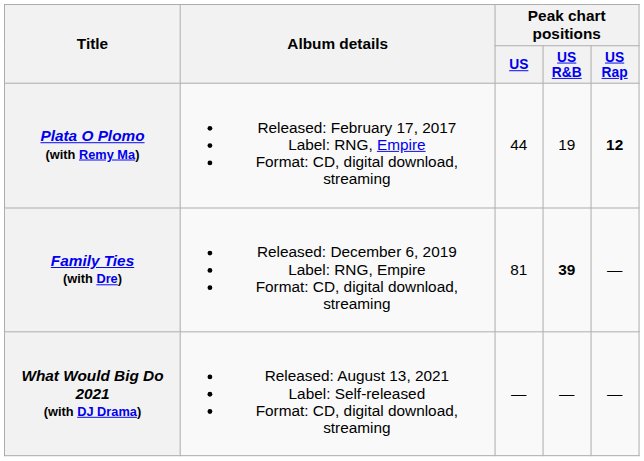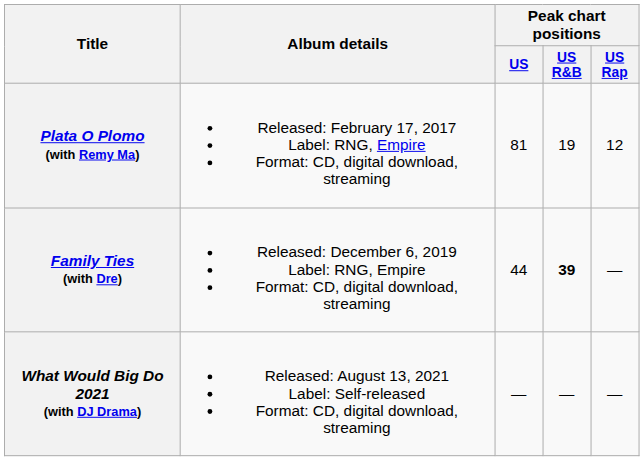(519, 145) 44 -> (519, 145) 81
(615, 145) bold -> (615, 145) normal
(519, 269) 81 -> (519, 269) 44
